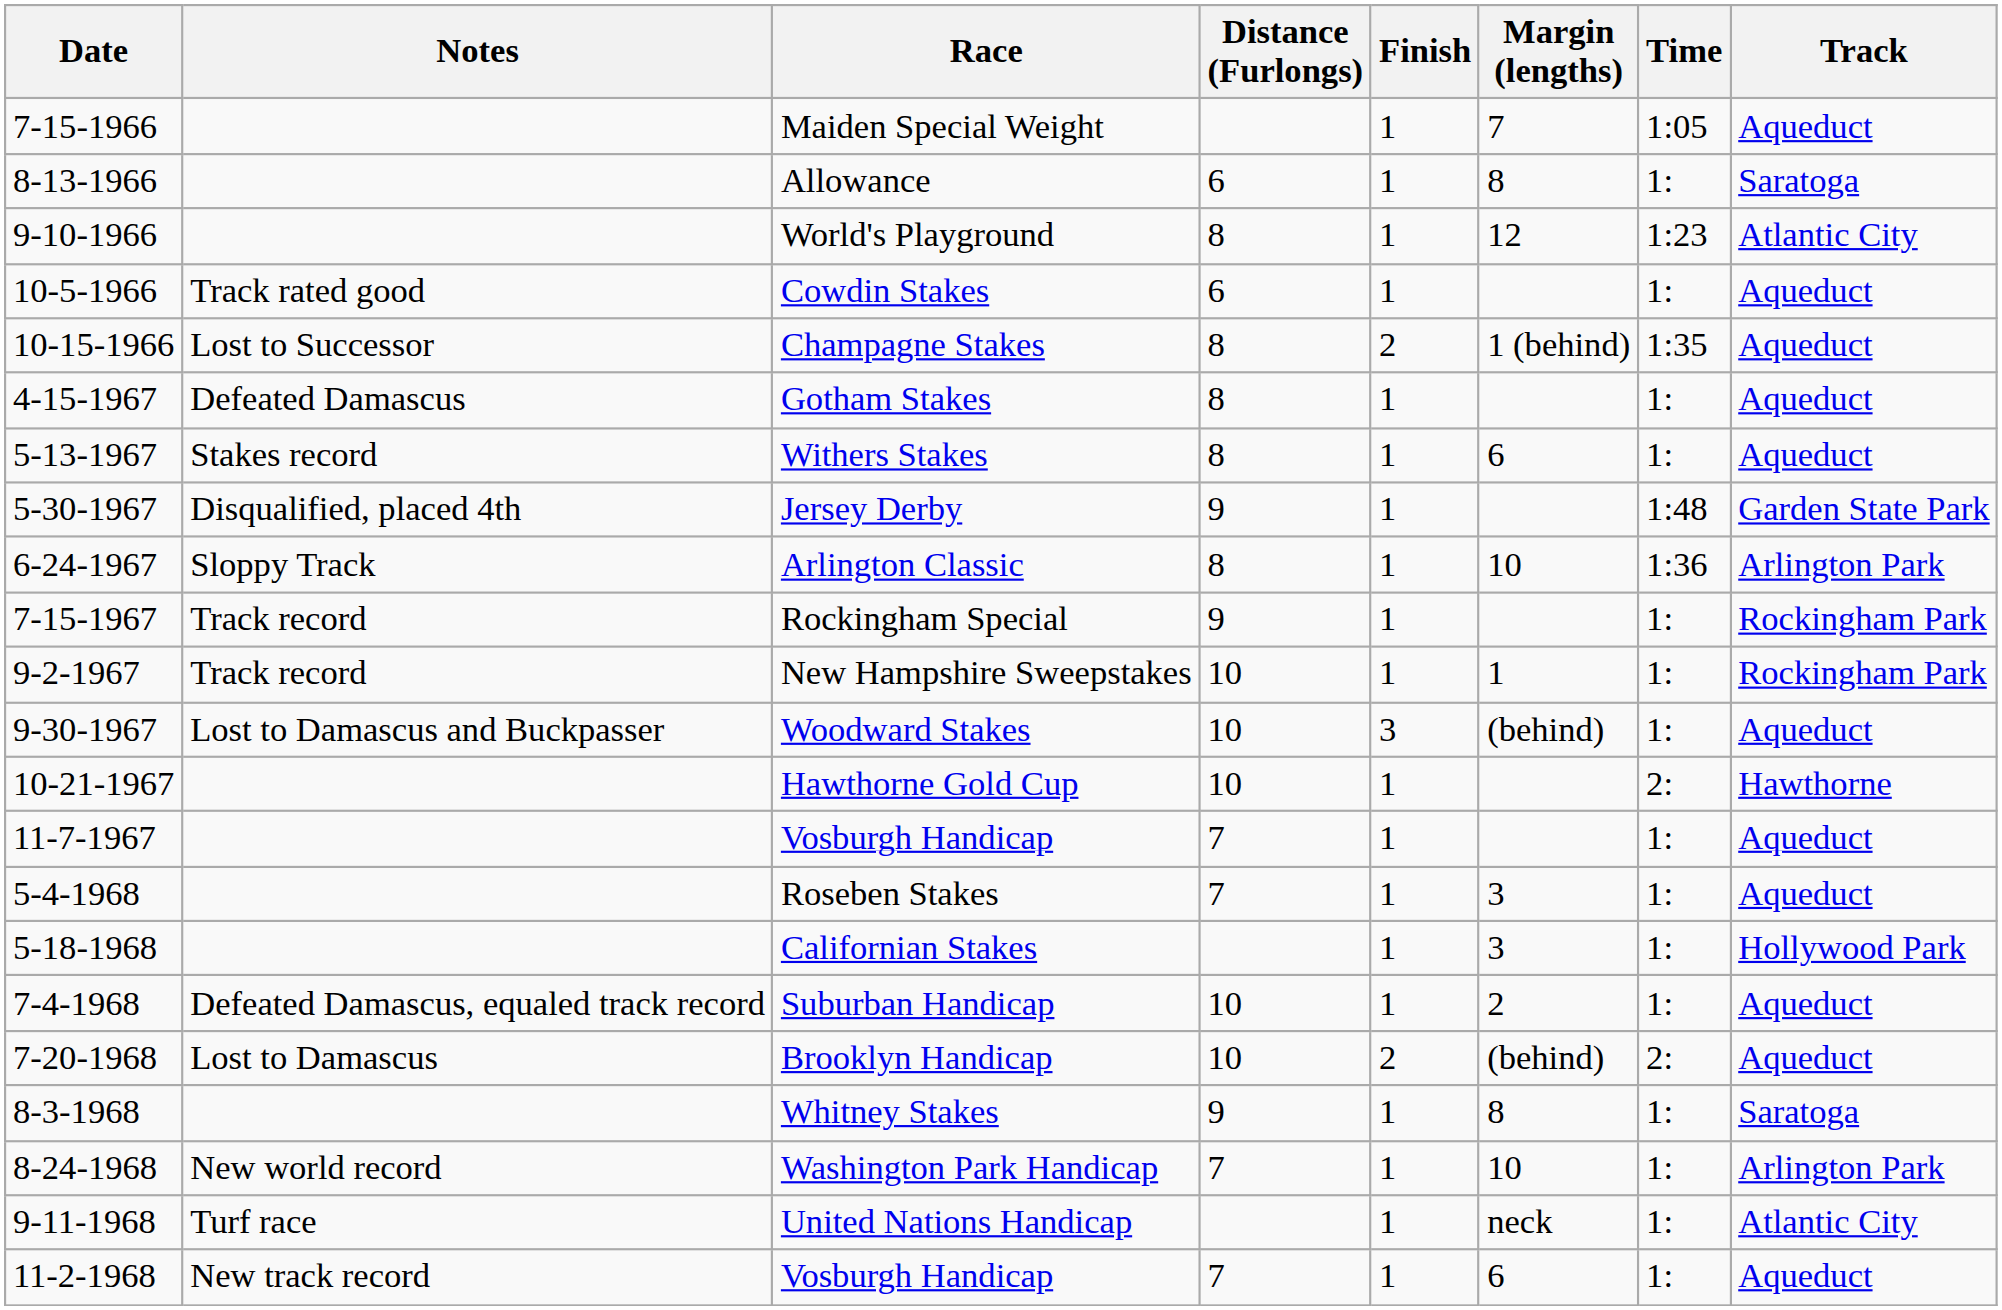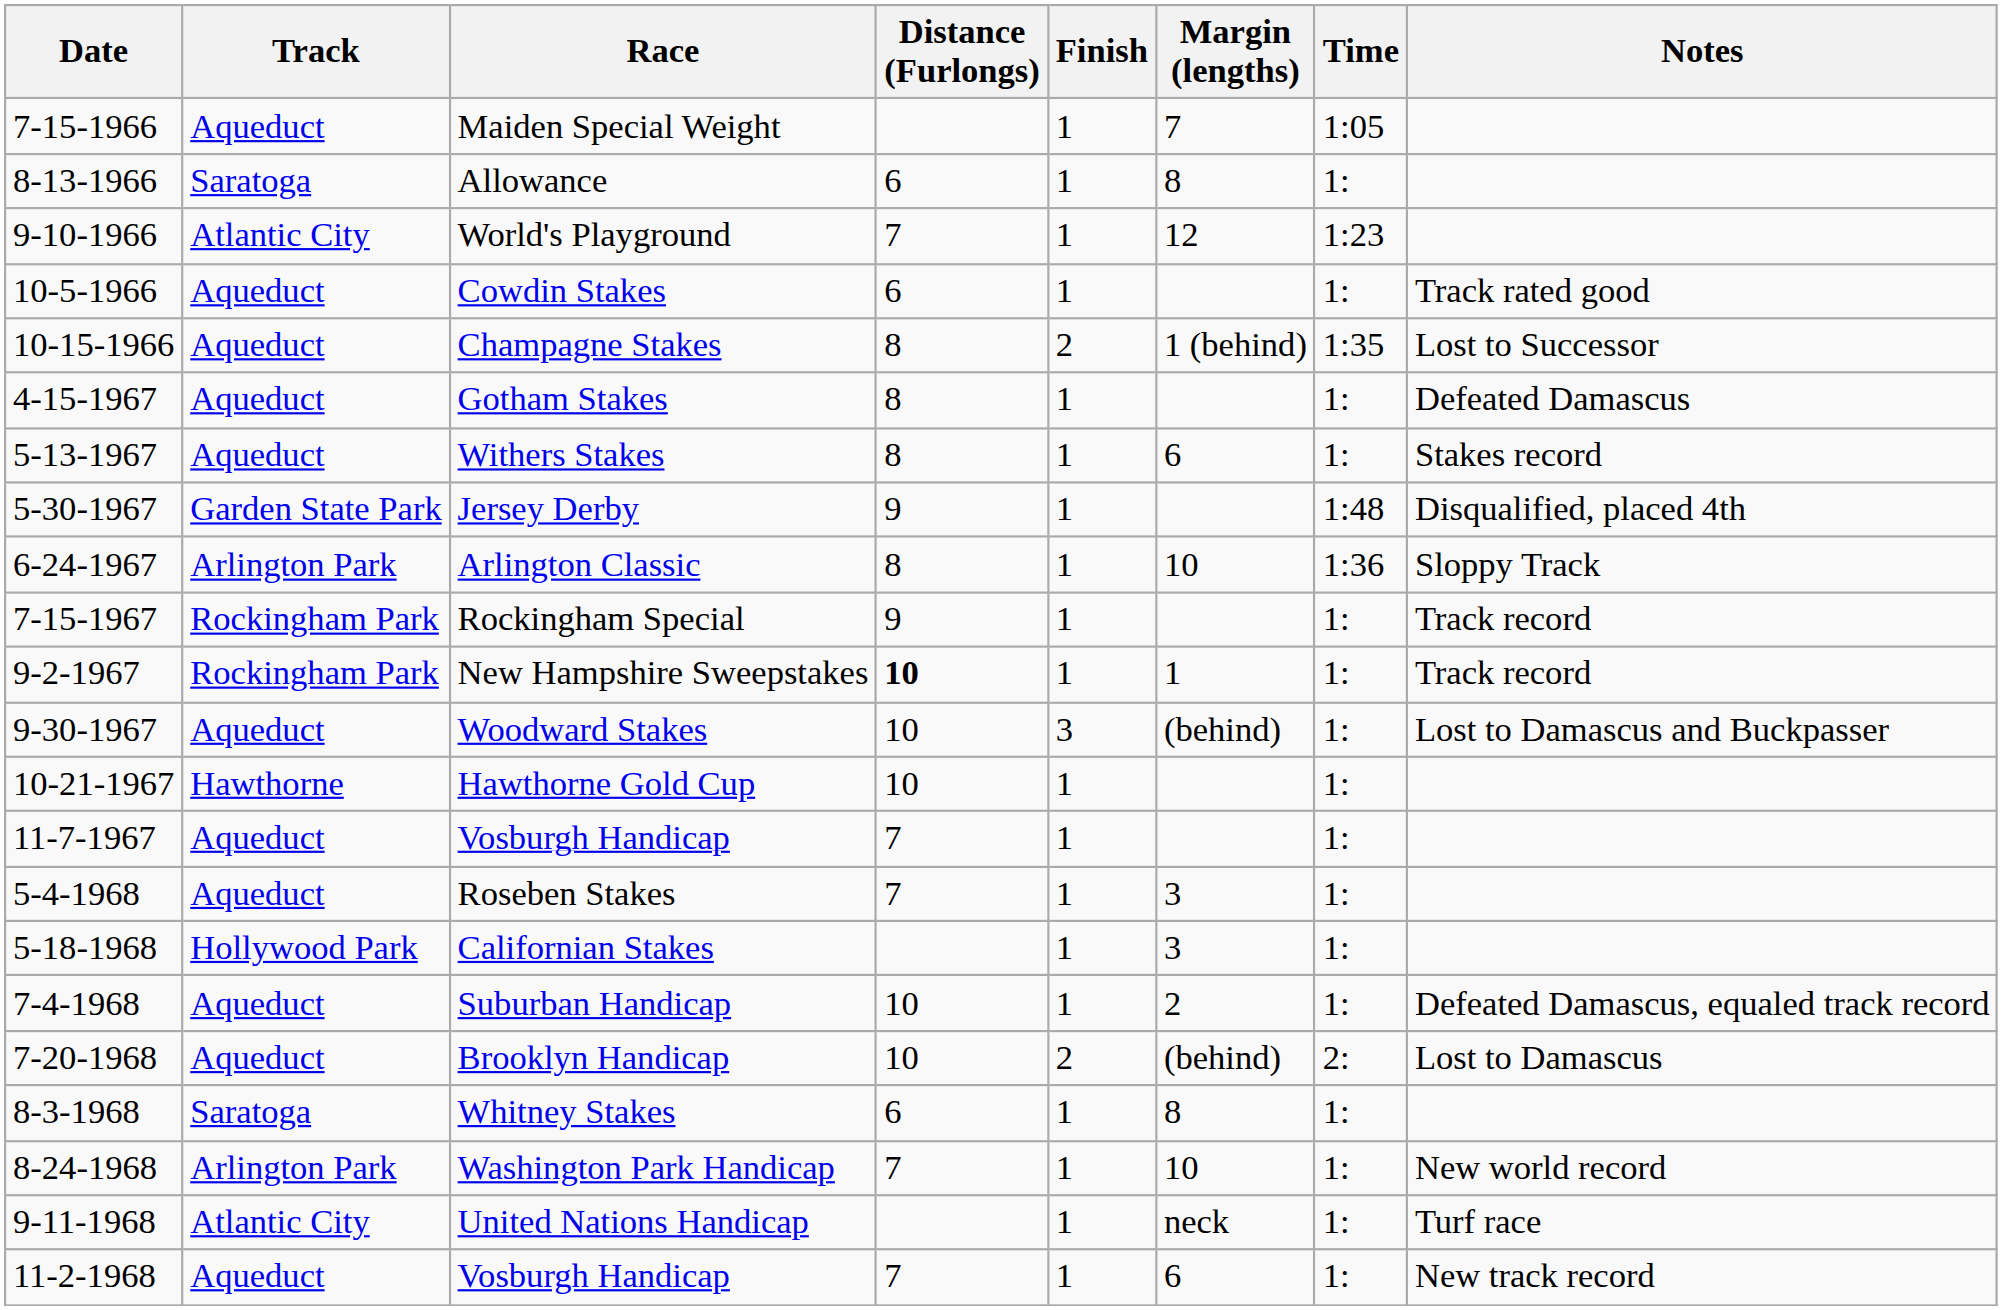columns swapped: (1864, 51) <-> (478, 51)
(1216, 235) 8 -> (893, 235) 7
(1225, 673) normal -> (902, 673) bold
(1660, 783) 2: -> (1336, 783) 1:
(1216, 1112) 9 -> (893, 1112) 6
